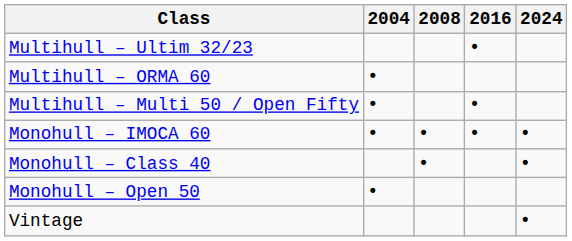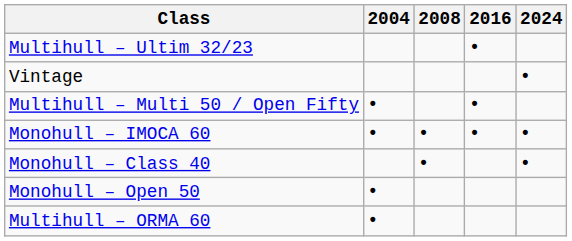rows swapped: (110, 77) <-> (46, 221)
